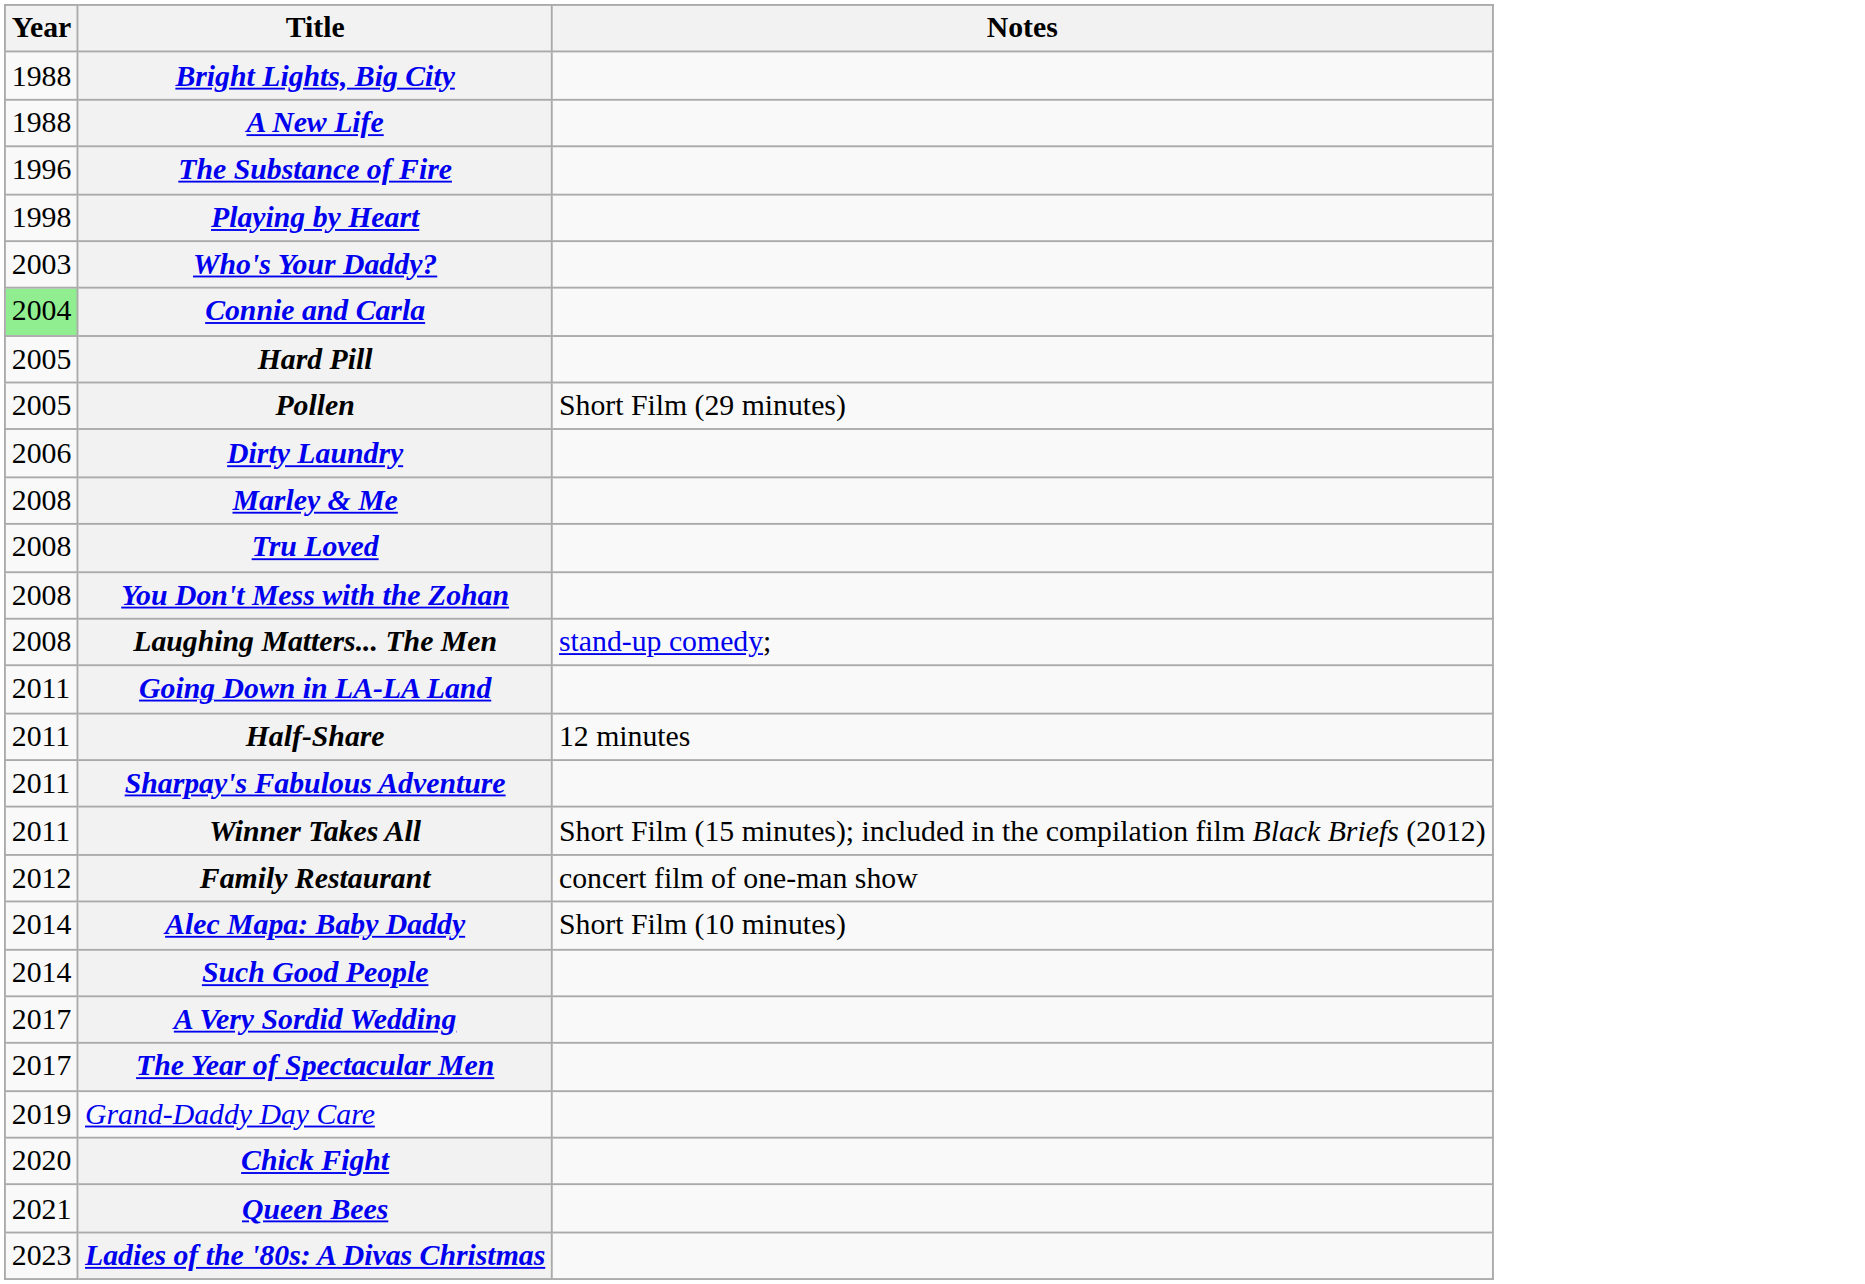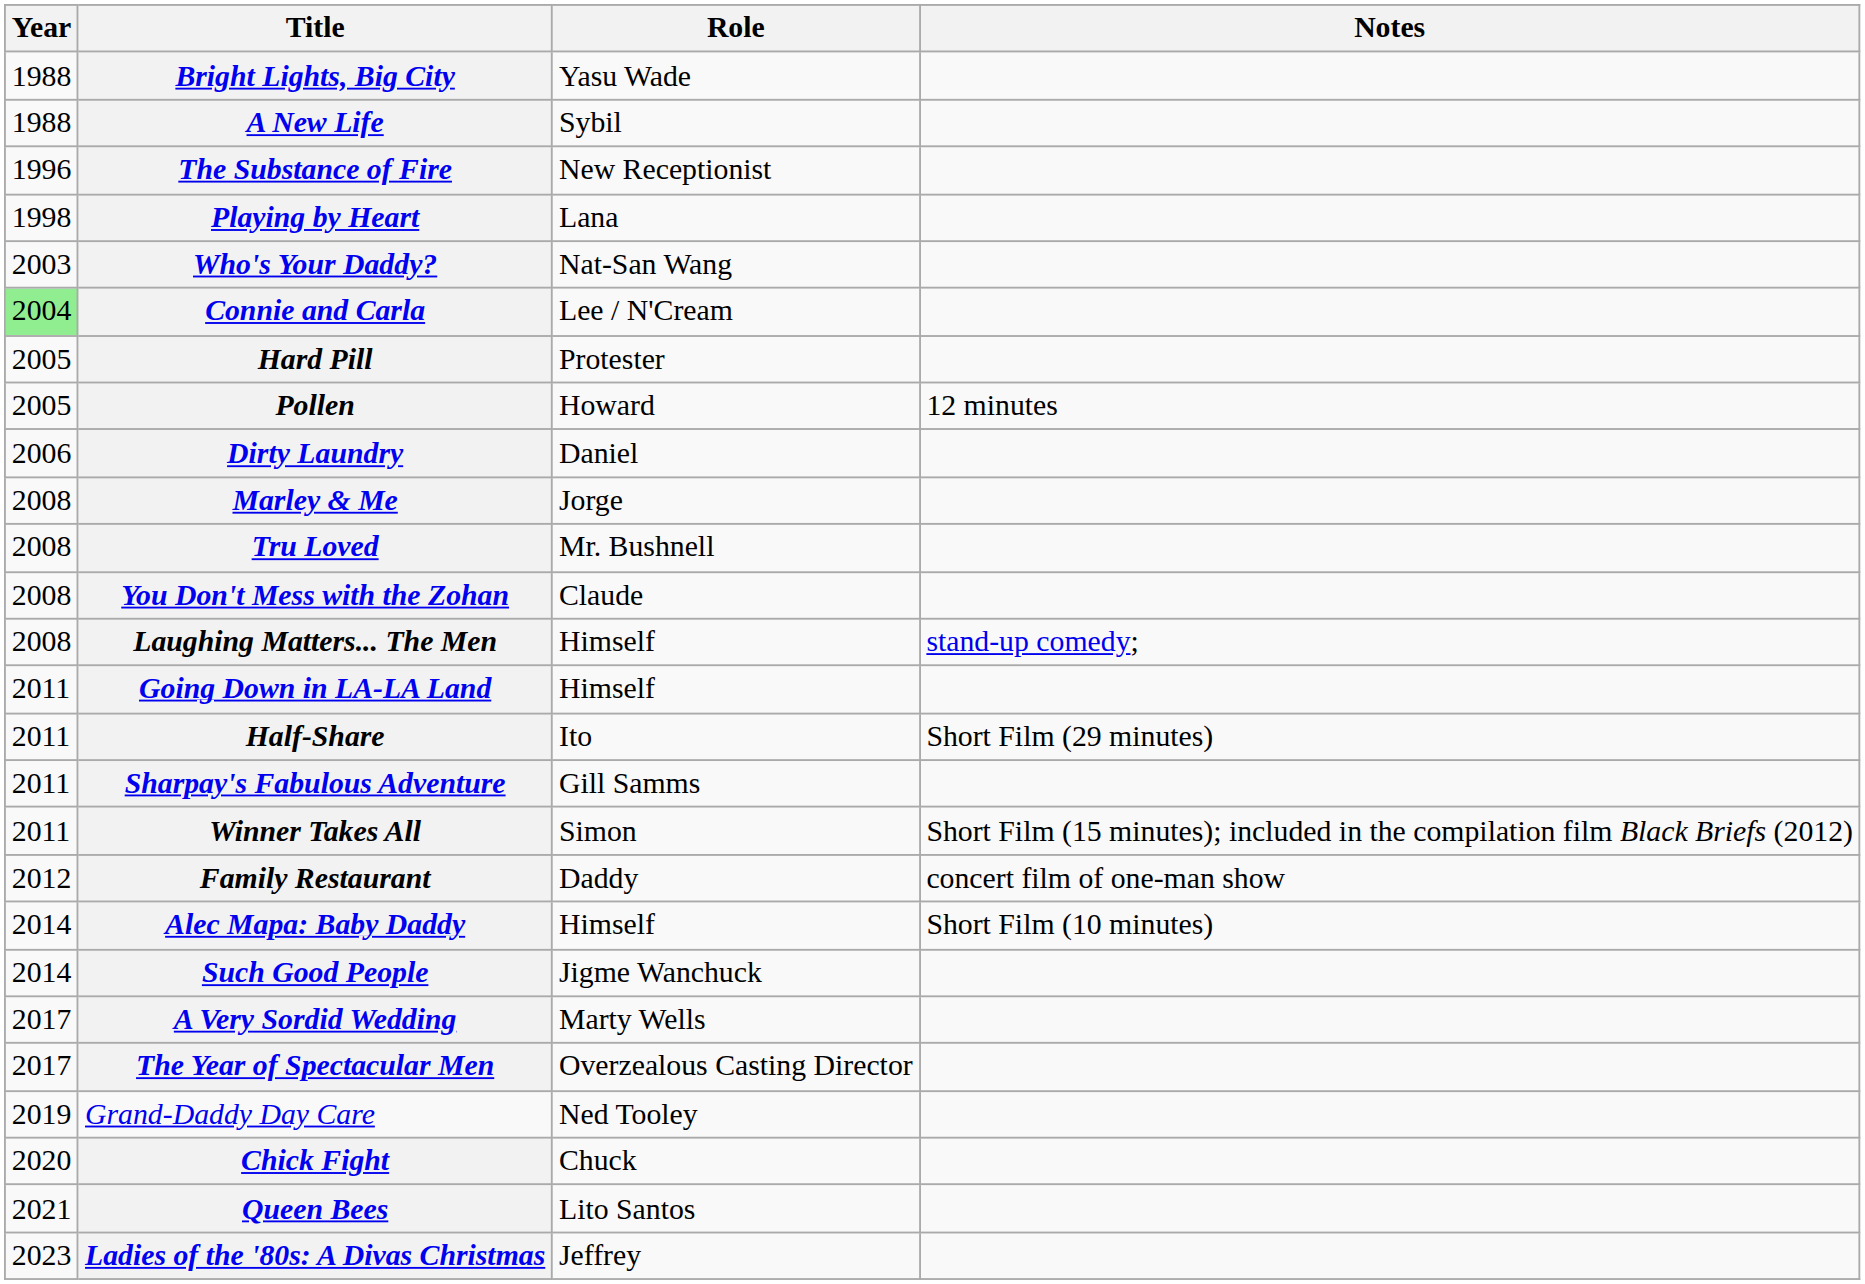+ column: (736, 28)
(702, 405) Short Film (29 minutes) -> (992, 405) 12 minutes
(625, 736) 12 minutes -> (1070, 736) Short Film (29 minutes)
